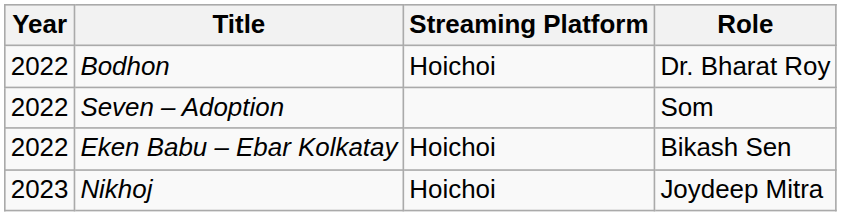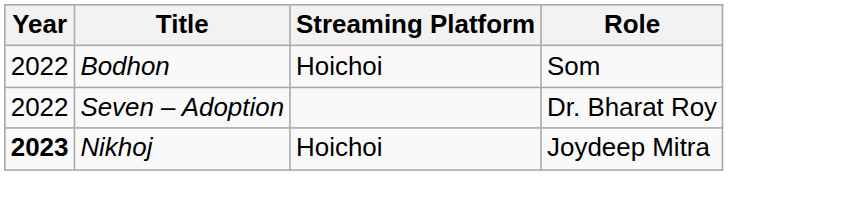(745, 66) Dr. Bharat Roy -> (574, 66) Som
(687, 107) Som -> (632, 107) Dr. Bharat Roy
- row: (239, 148)
(40, 189) normal -> (40, 148) bold
